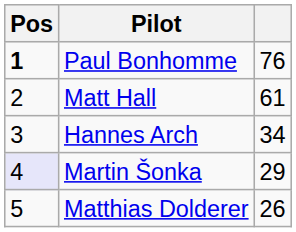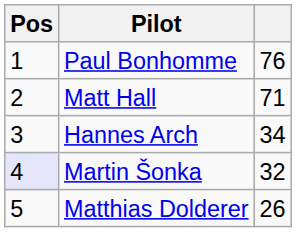(17, 61) bold -> (17, 61) normal
(272, 98) 61 -> (272, 98) 71
(272, 172) 29 -> (272, 172) 32
